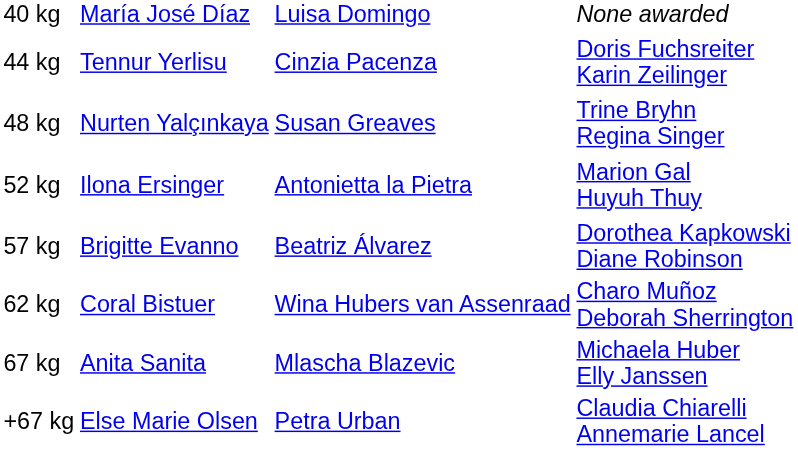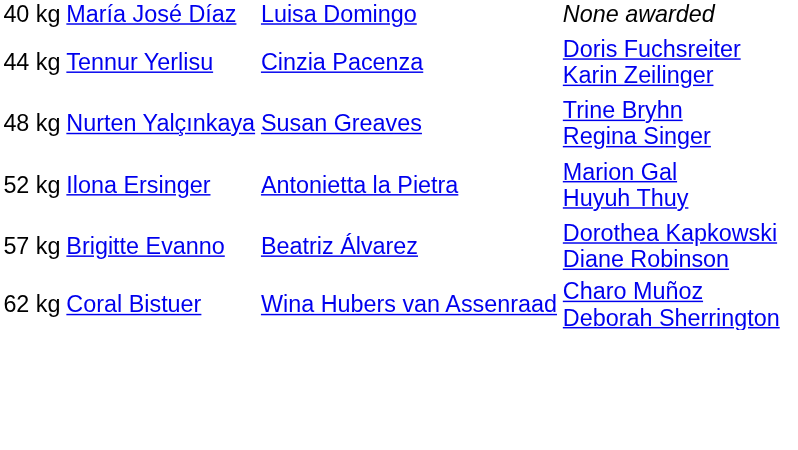- row: (32, 363)
- row: (39, 421)
